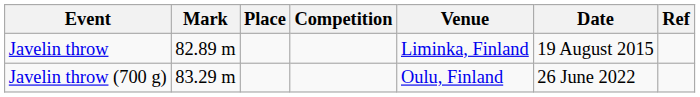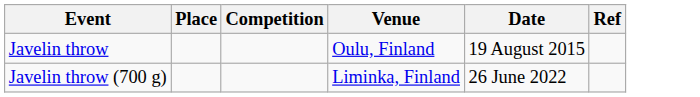- column: (205, 19)
(465, 48) Liminka, Finland -> (383, 48) Oulu, Finland
(452, 77) Oulu, Finland -> (396, 77) Liminka, Finland
